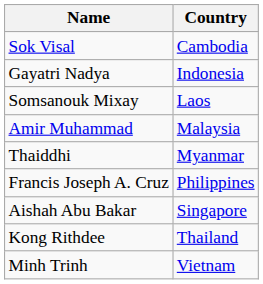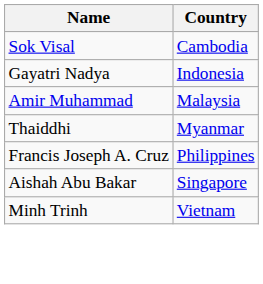- row: (74, 100)
- row: (57, 237)
